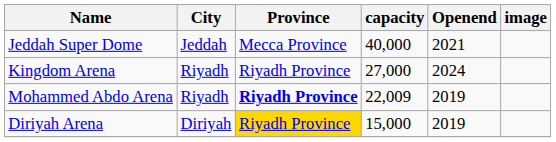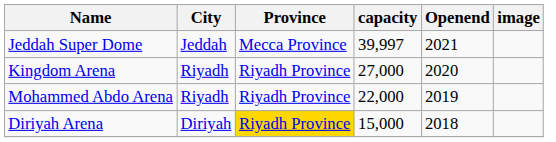(388, 44) 40,000 -> (381, 44) 39,997
(449, 70) 2024 -> (442, 70) 2020
(298, 96) bold -> (295, 96) normal
(388, 96) 22,009 -> (381, 96) 22,000
(449, 123) 2019 -> (442, 123) 2018
